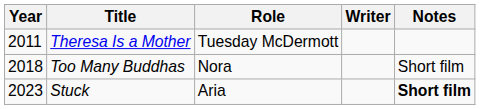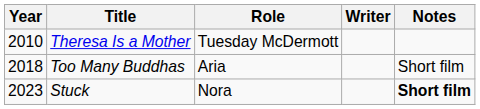(25, 41) 2011 -> (26, 41) 2010
(215, 66) Nora -> (212, 66) Aria
(212, 91) Aria -> (215, 91) Nora
